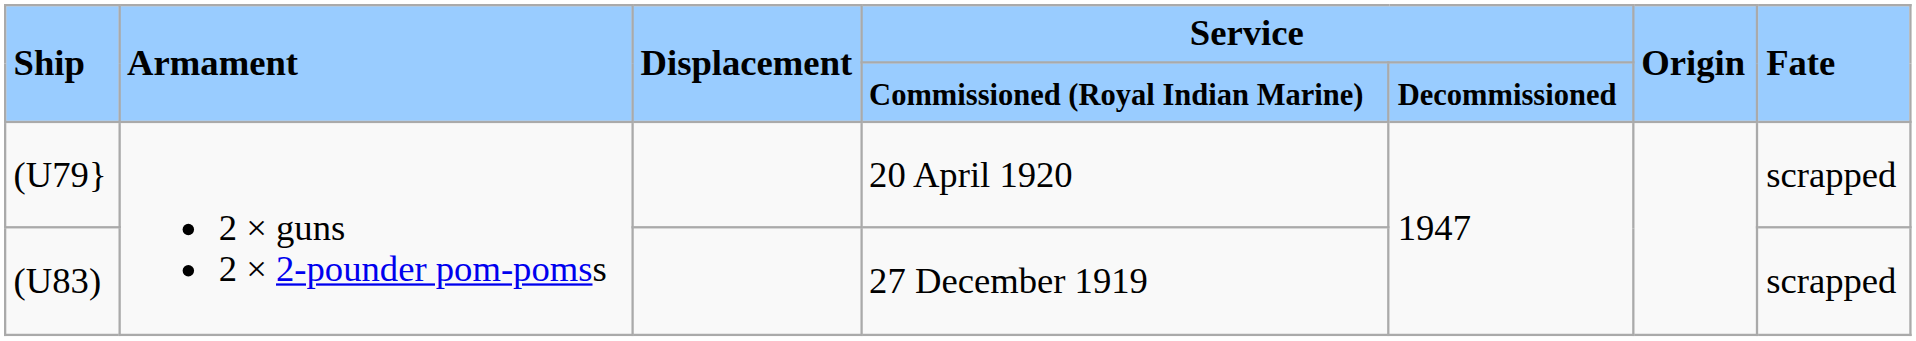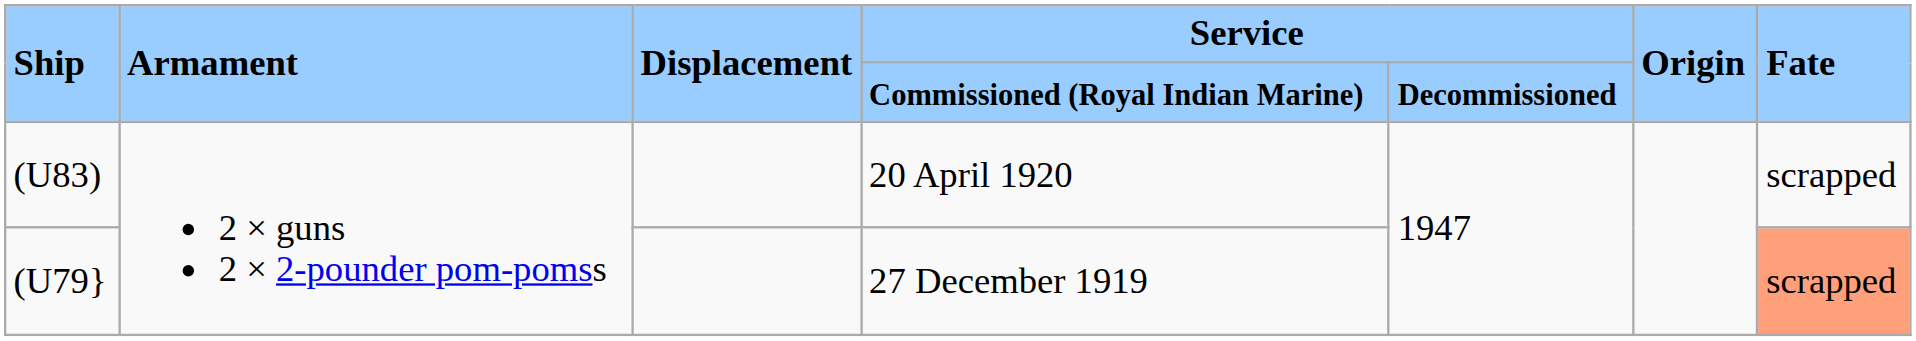(60, 174) (U79} -> (57, 174) (U83)
(57, 281) (U83) -> (60, 281) (U79}
(1831, 281) no background -> (1831, 281) lightsalmon background
